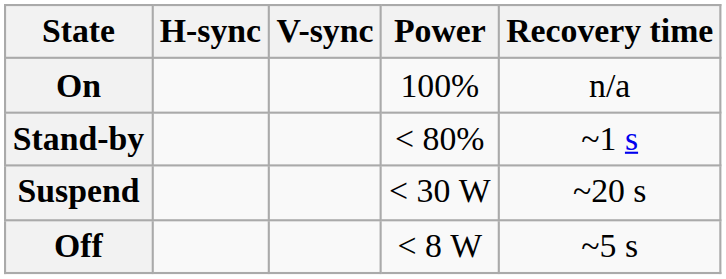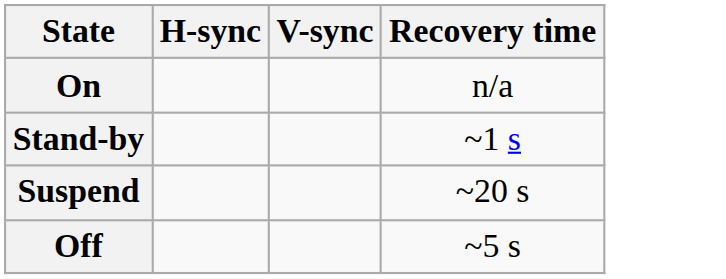- column: (440, 31)
